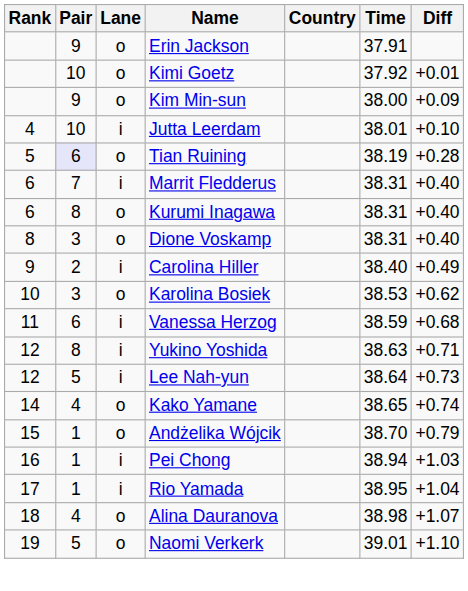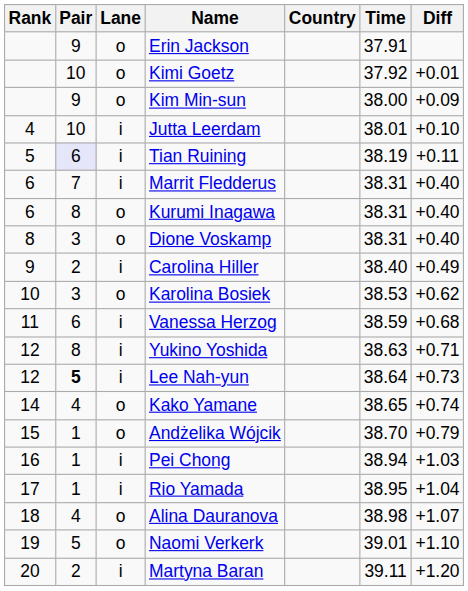(121, 156) o -> (121, 156) i
(438, 156) +0.28 -> (438, 156) +0.11
(76, 377) normal -> (76, 377) bold
+ row: (206, 571)
